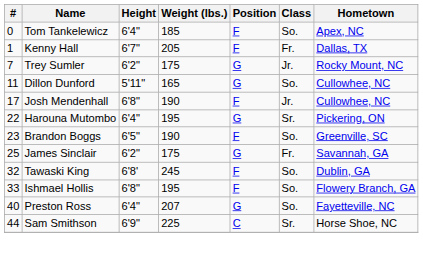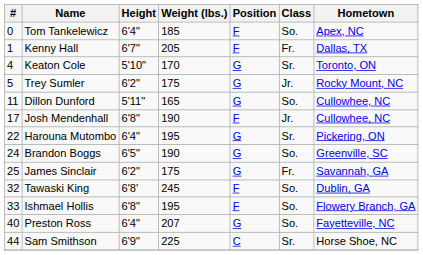+ row: (55, 66)
(10, 66) 7 -> (10, 84) 5
(13, 136) 23 -> (13, 154) 24
(236, 136) F -> (237, 154) G
